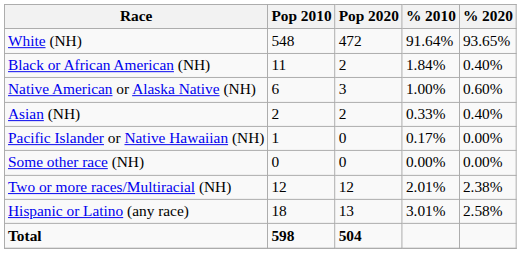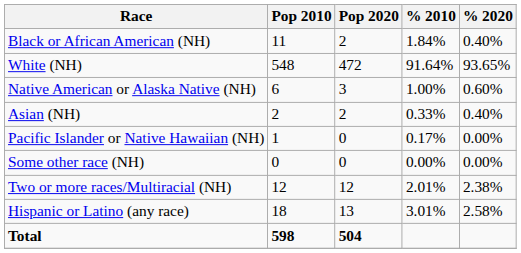rows swapped: (45, 41) <-> (109, 65)
